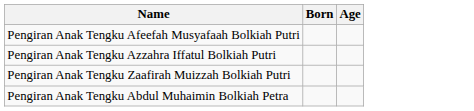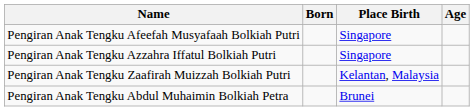+ column: (389, 14)
